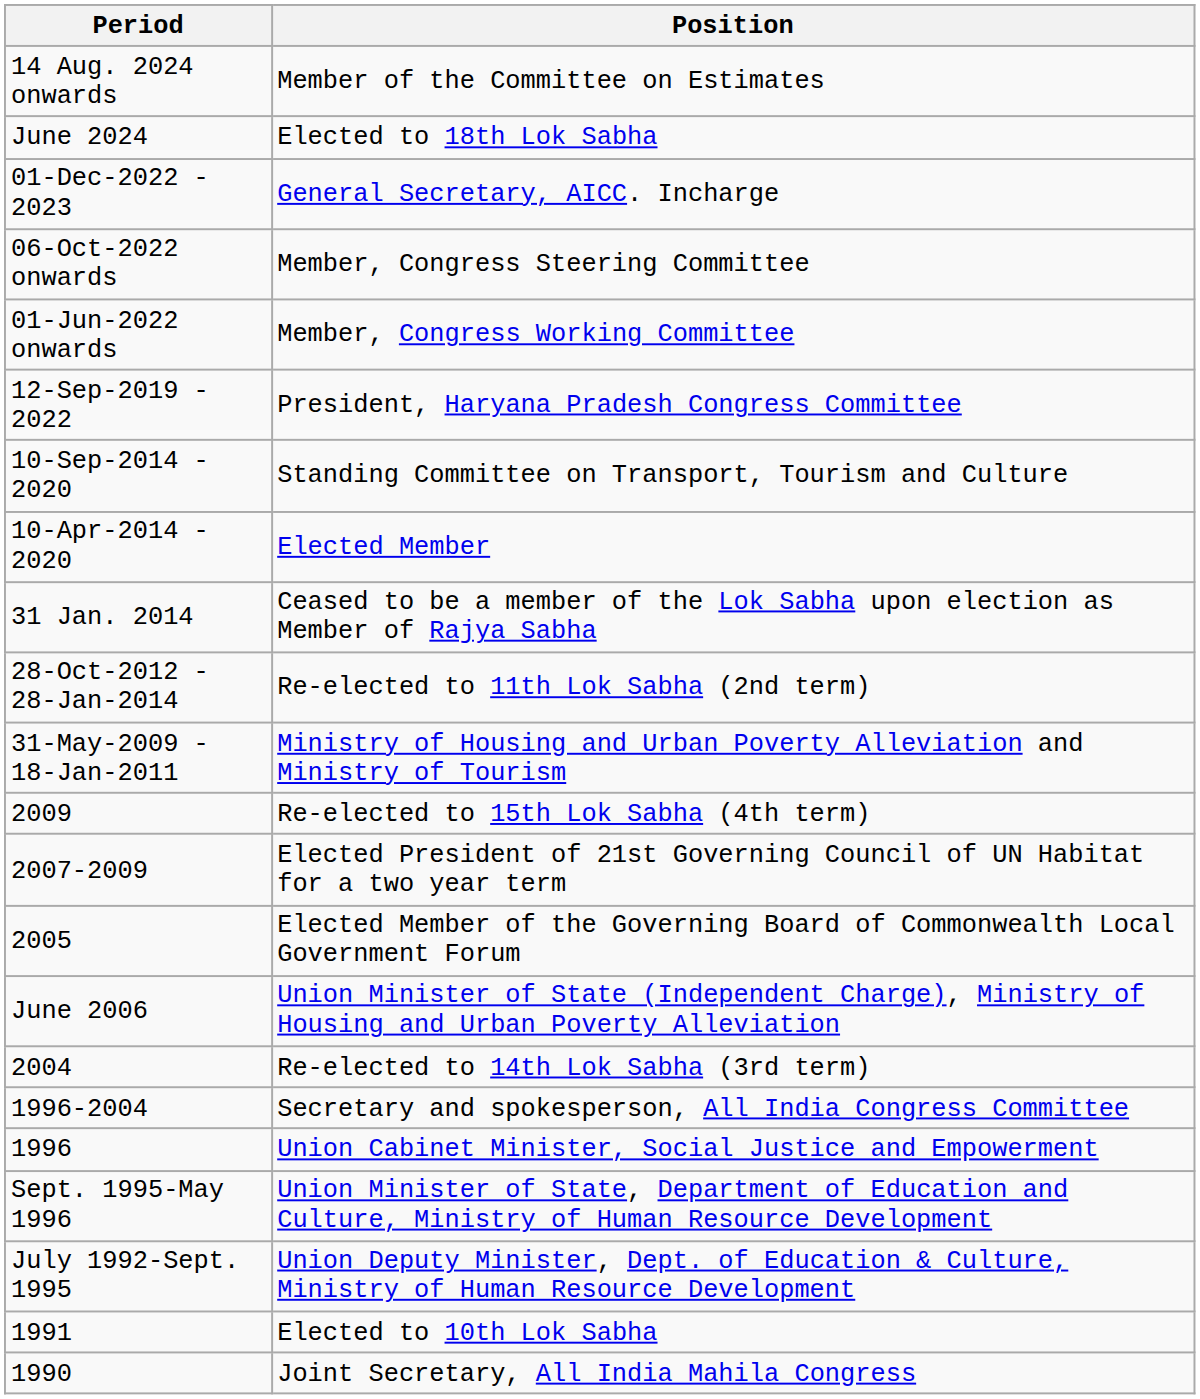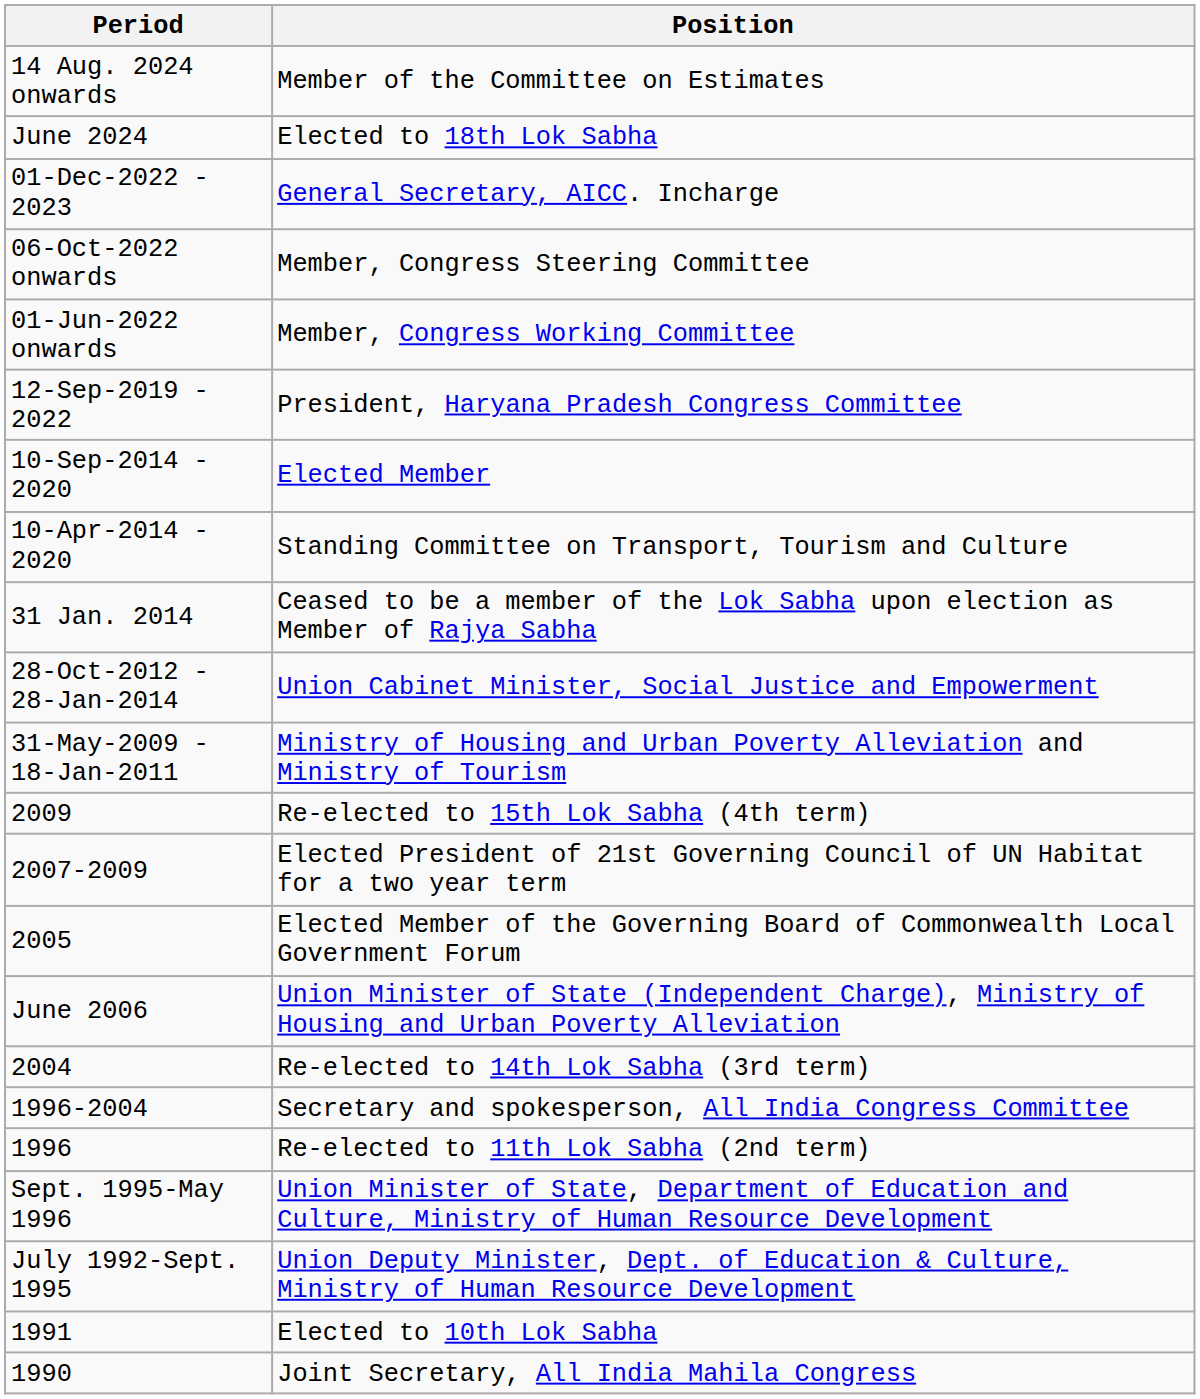(673, 476) Standing Committee on Transport, Tourism and Culture -> (384, 476) Elected Member
(384, 546) Elected Member -> (673, 546) Standing Committee on Transport, Tourism and Culture
(574, 687) Re-elected to 11th Lok Sabha (2nd term) -> (688, 687) Union Cabinet Minister, Social Justice and Empowerment
(688, 1150) Union Cabinet Minister, Social Justice and Empowerment -> (574, 1150) Re-elected to 11th Lok Sabha (2nd term)
